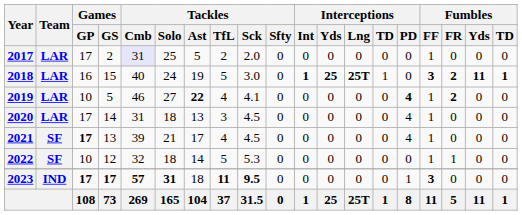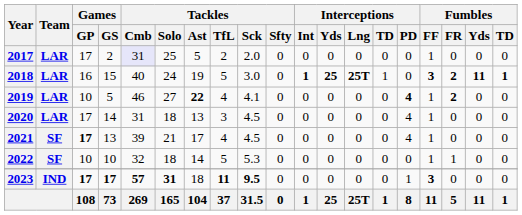(110, 158) 12 -> (110, 158) 10
